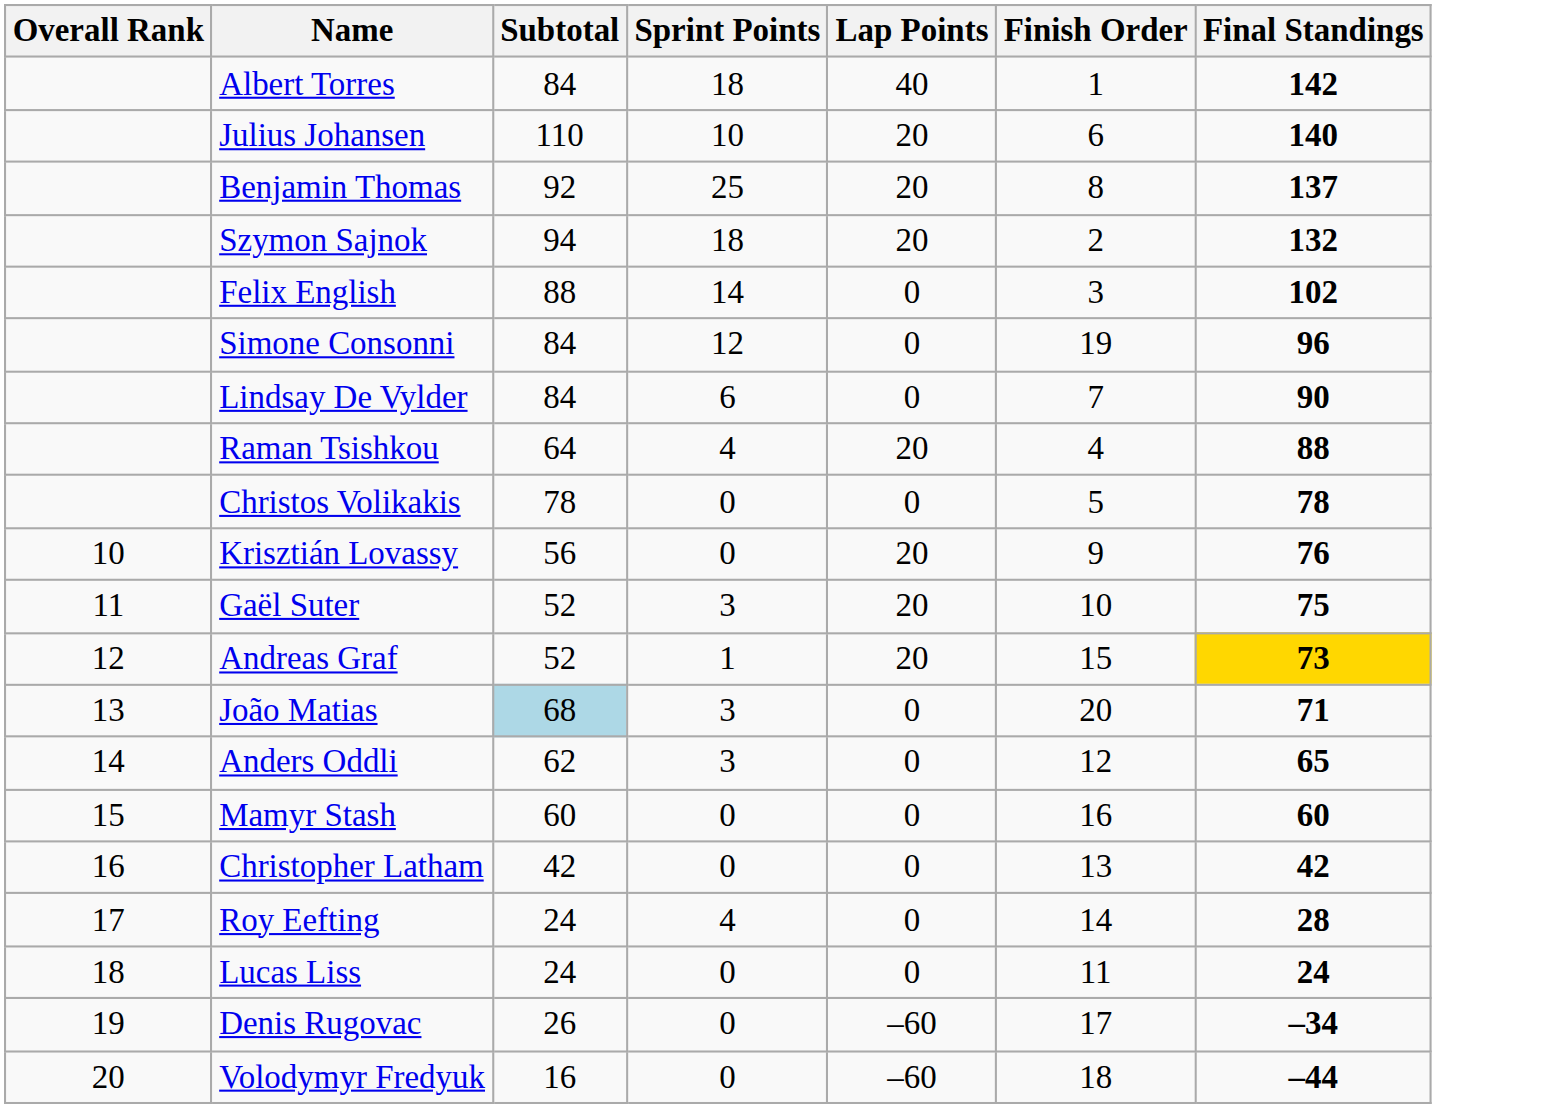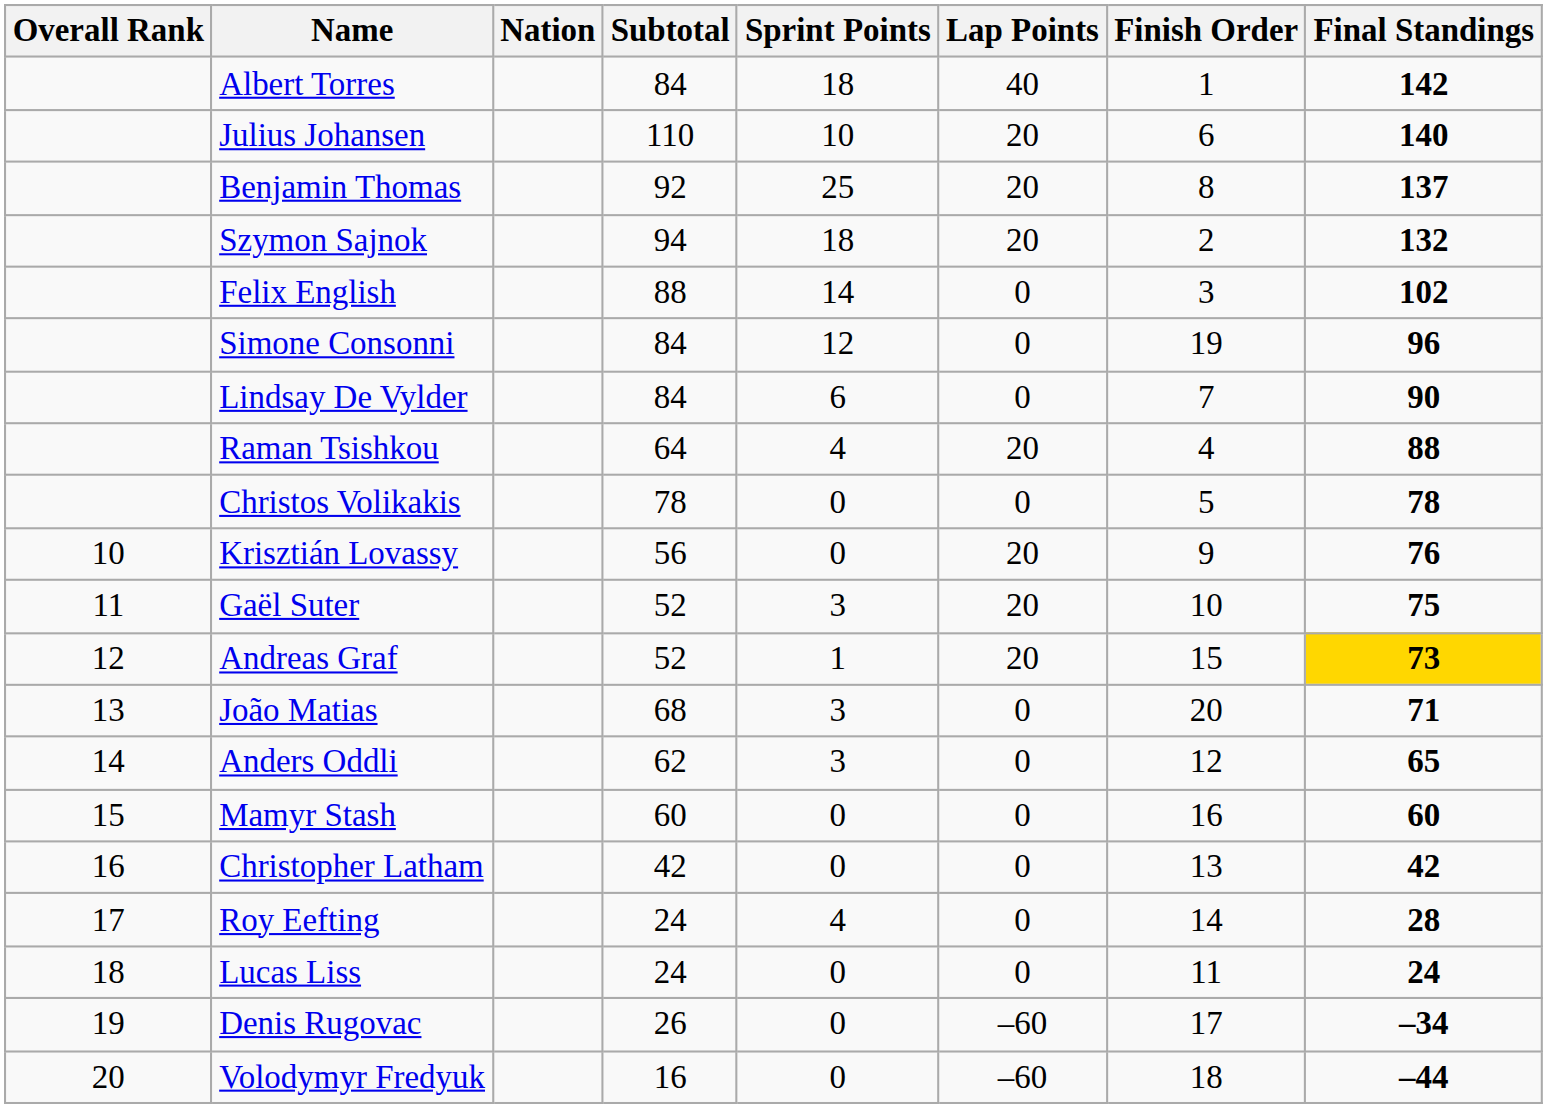+ column: (548, 30)
(560, 710) lightblue background -> (670, 710) no background
